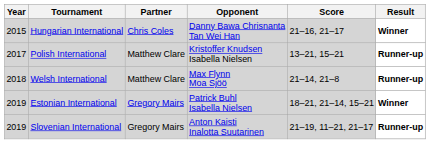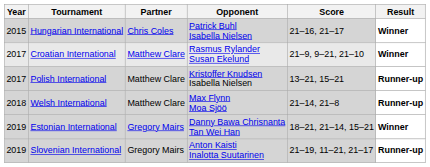(237, 31) Danny Bawa Chrisnanta Tan Wei Han -> (221, 31) Patrick Buhl Isabella Nielsen
+ row: (73, 55)
(221, 103) Patrick Buhl Isabella Nielsen -> (237, 127) Danny Bawa Chrisnanta Tan Wei Han
